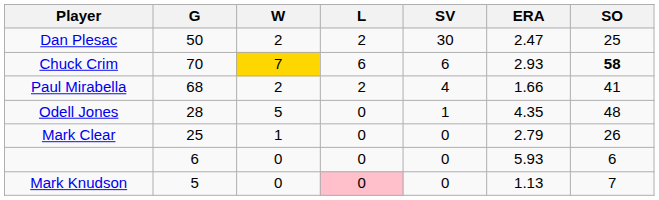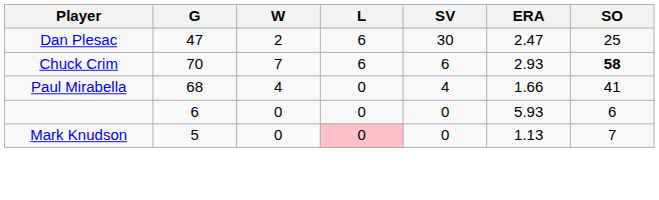(195, 40) 50 -> (195, 40) 47
(362, 40) 2 -> (362, 40) 6
(278, 64) gold background -> (278, 64) no background
(278, 87) 2 -> (278, 87) 4
(362, 87) 2 -> (362, 87) 0
- row: (79, 111)
- row: (79, 135)
